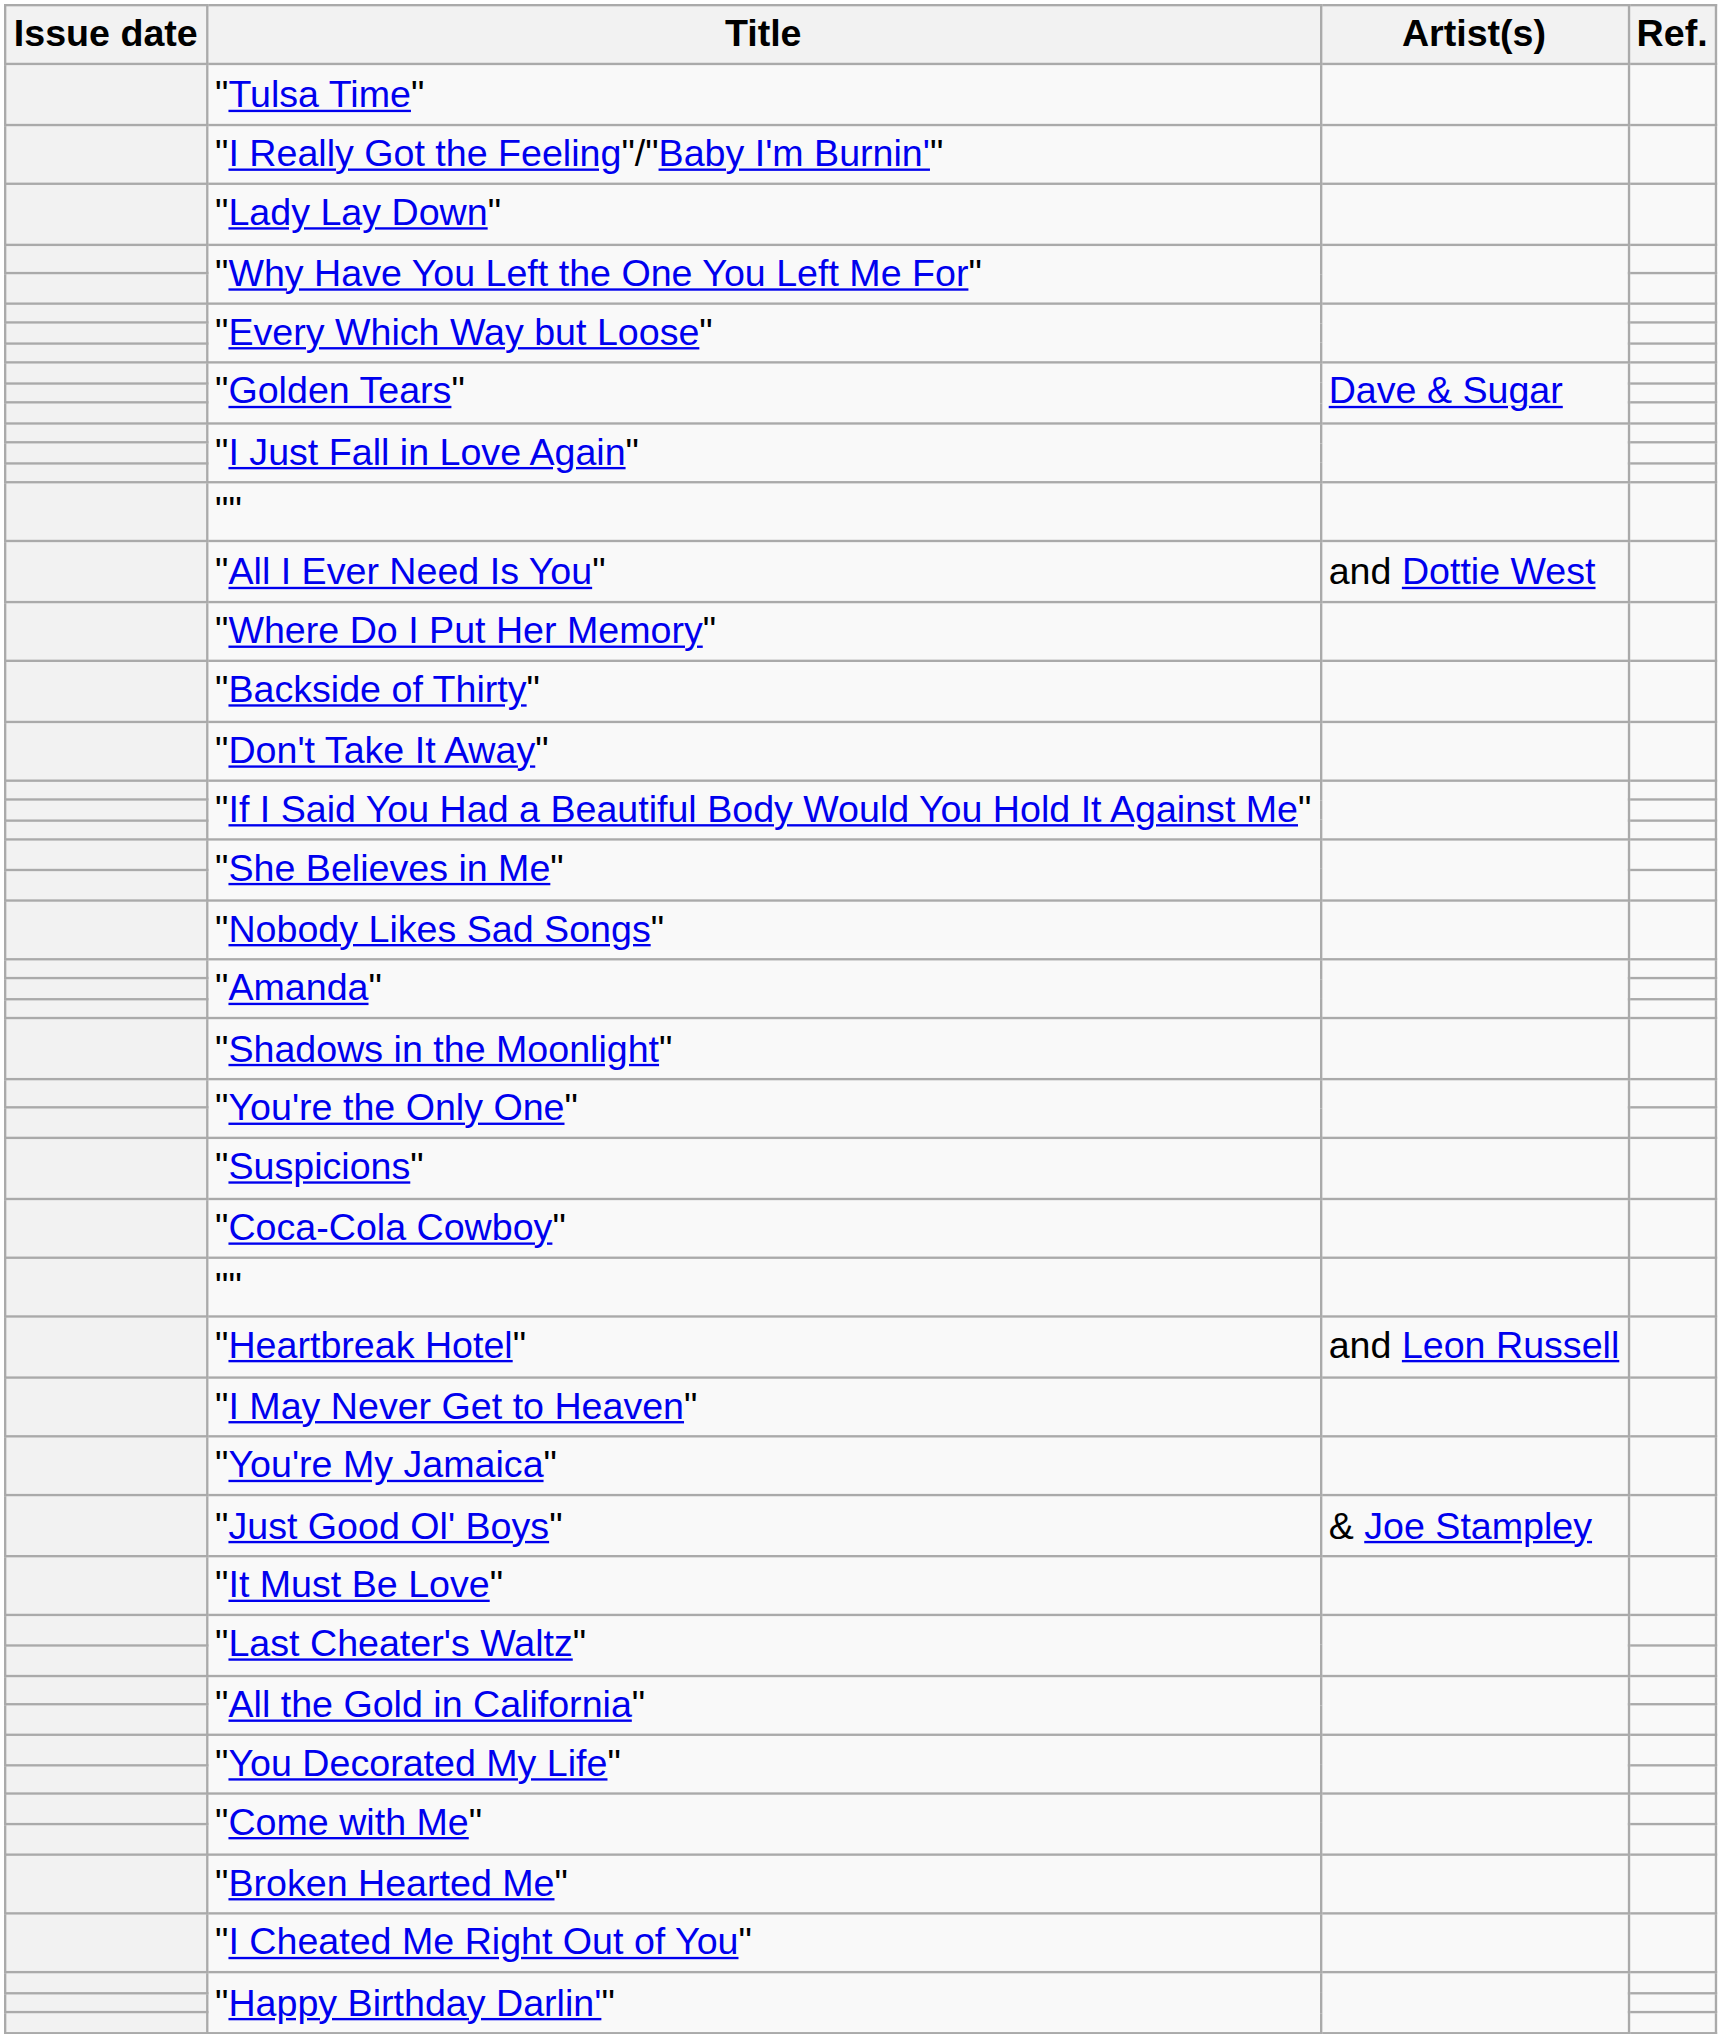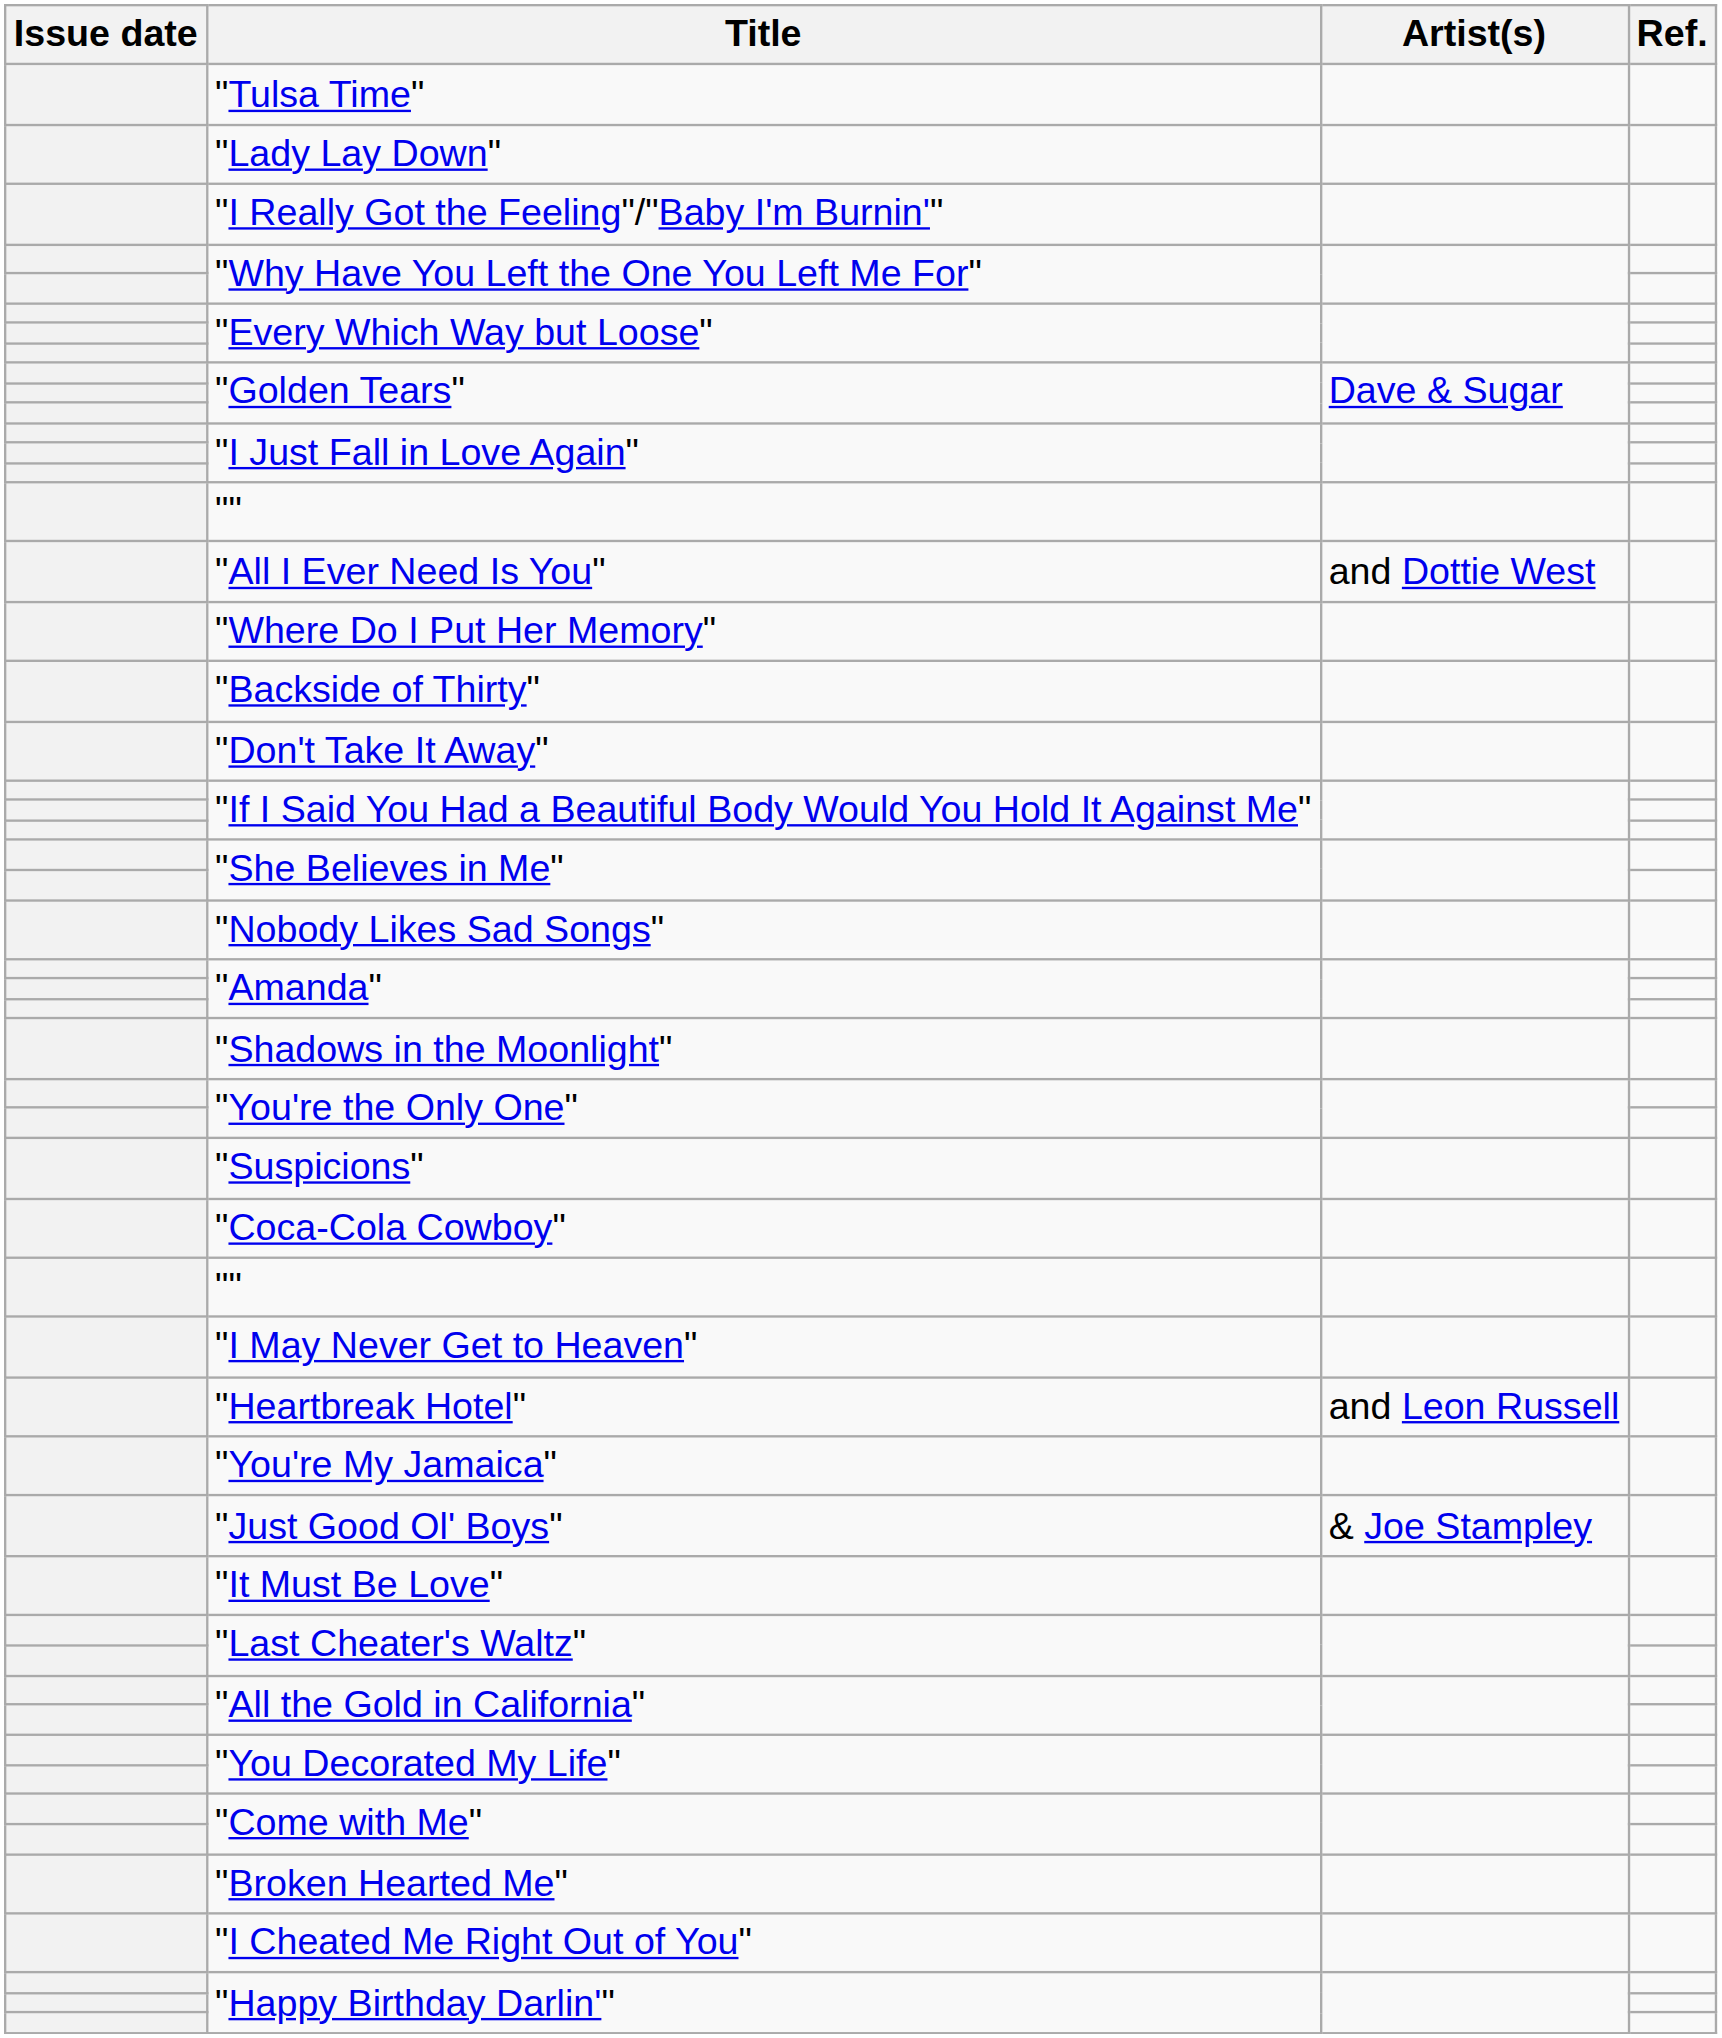rows swapped: (358, 213) <-> (579, 153)
rows swapped: (371, 1346) <-> (456, 1405)
